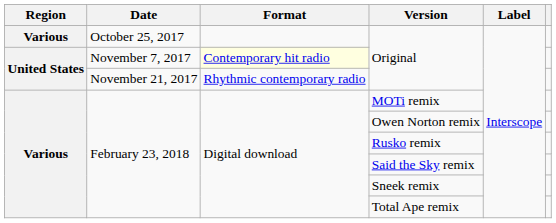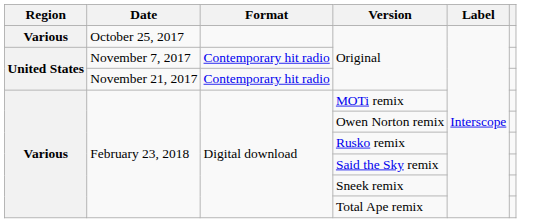(267, 57) lightyellow background -> (267, 57) no background
(285, 79) Rhythmic contemporary radio -> (267, 79) Contemporary hit radio
